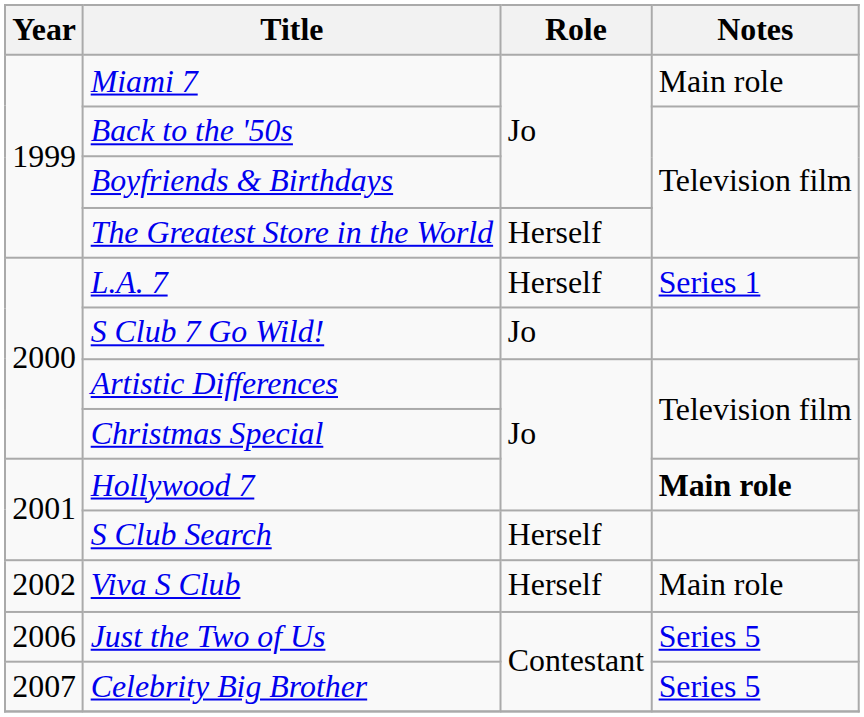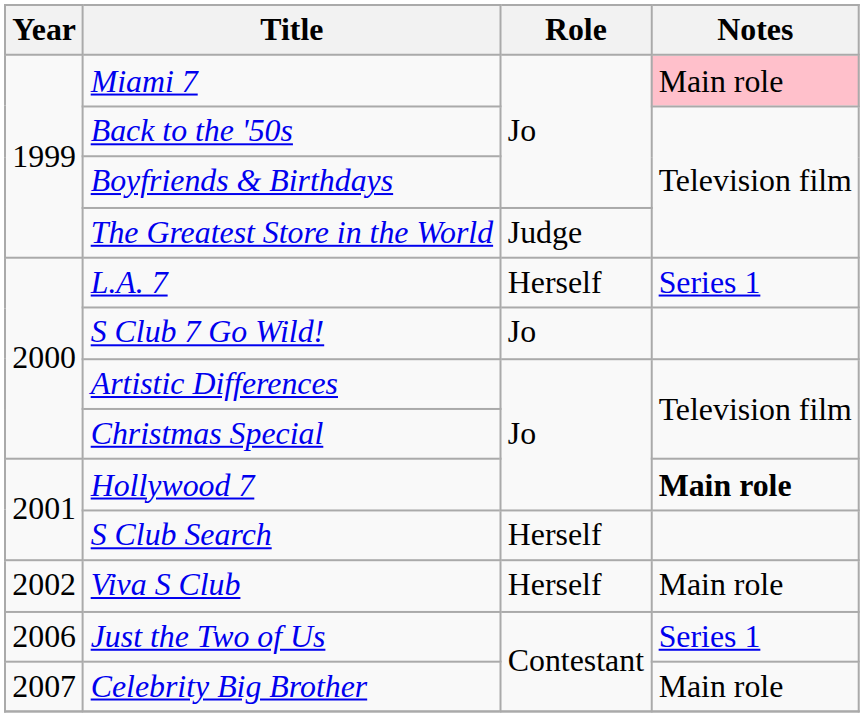(721, 80) no background -> (721, 80) pink background
(555, 231) Herself -> (545, 231) Judge
(710, 635) Series 5 -> (710, 635) Series 1
(710, 686) Series 5 -> (721, 686) Main role
